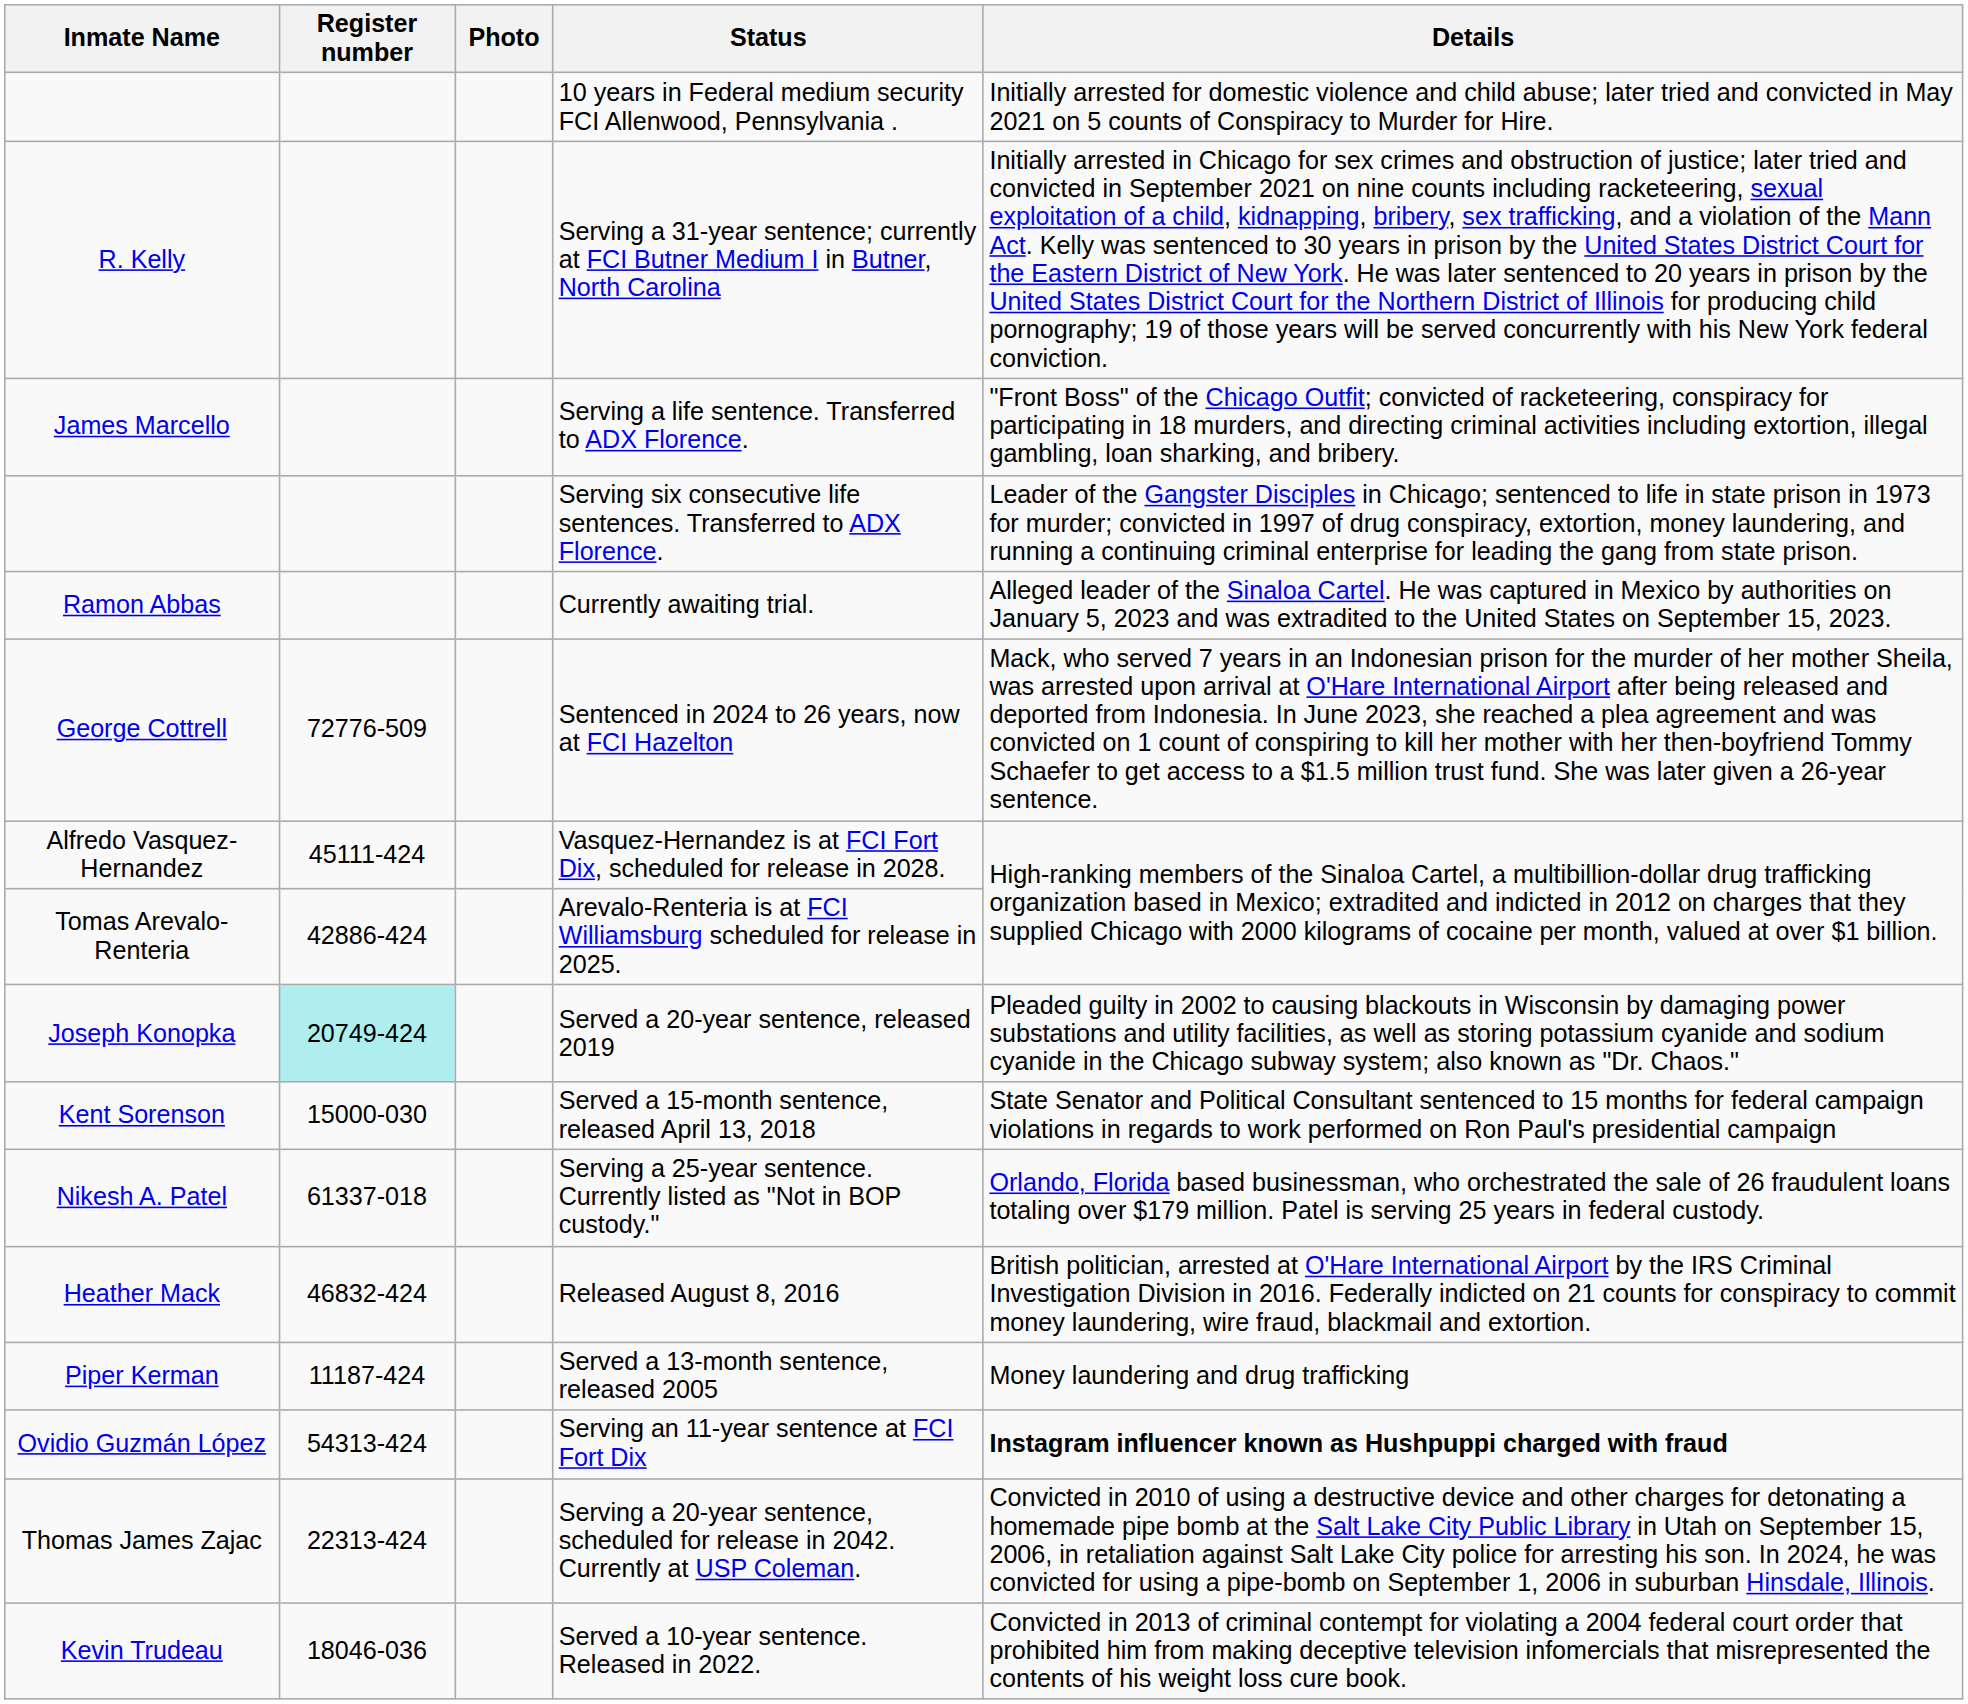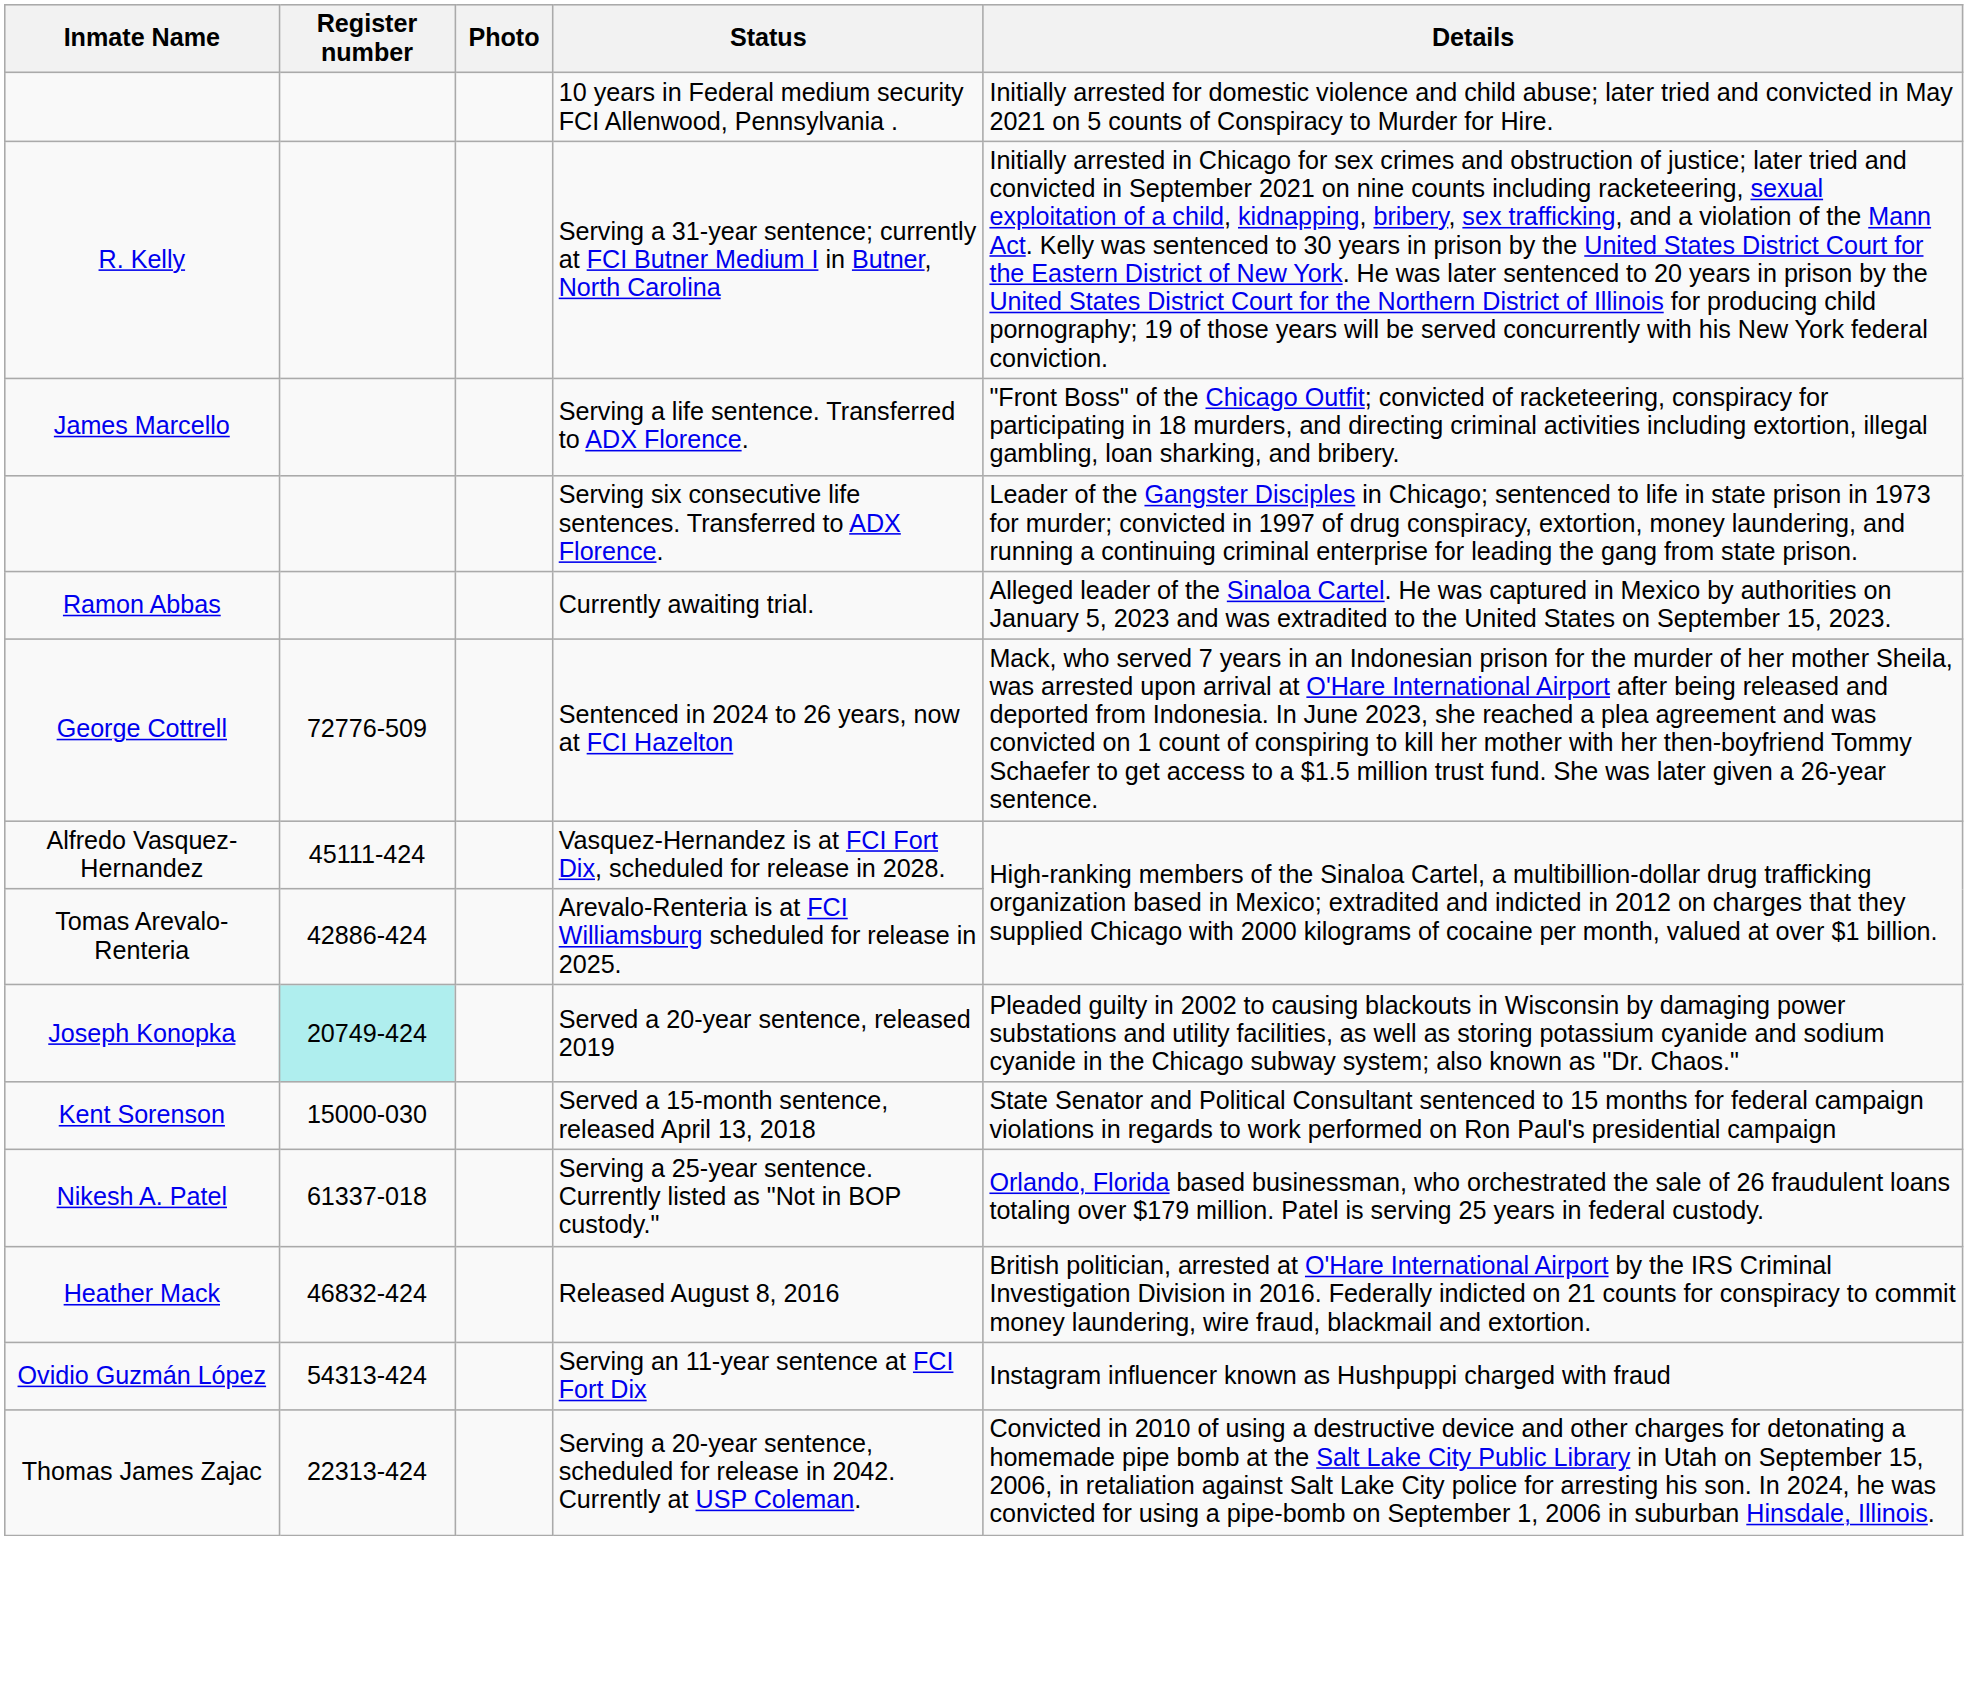- row: (724, 1375)
(1359, 1444) bold -> (1330, 1375) normal
- row: (713, 1650)
